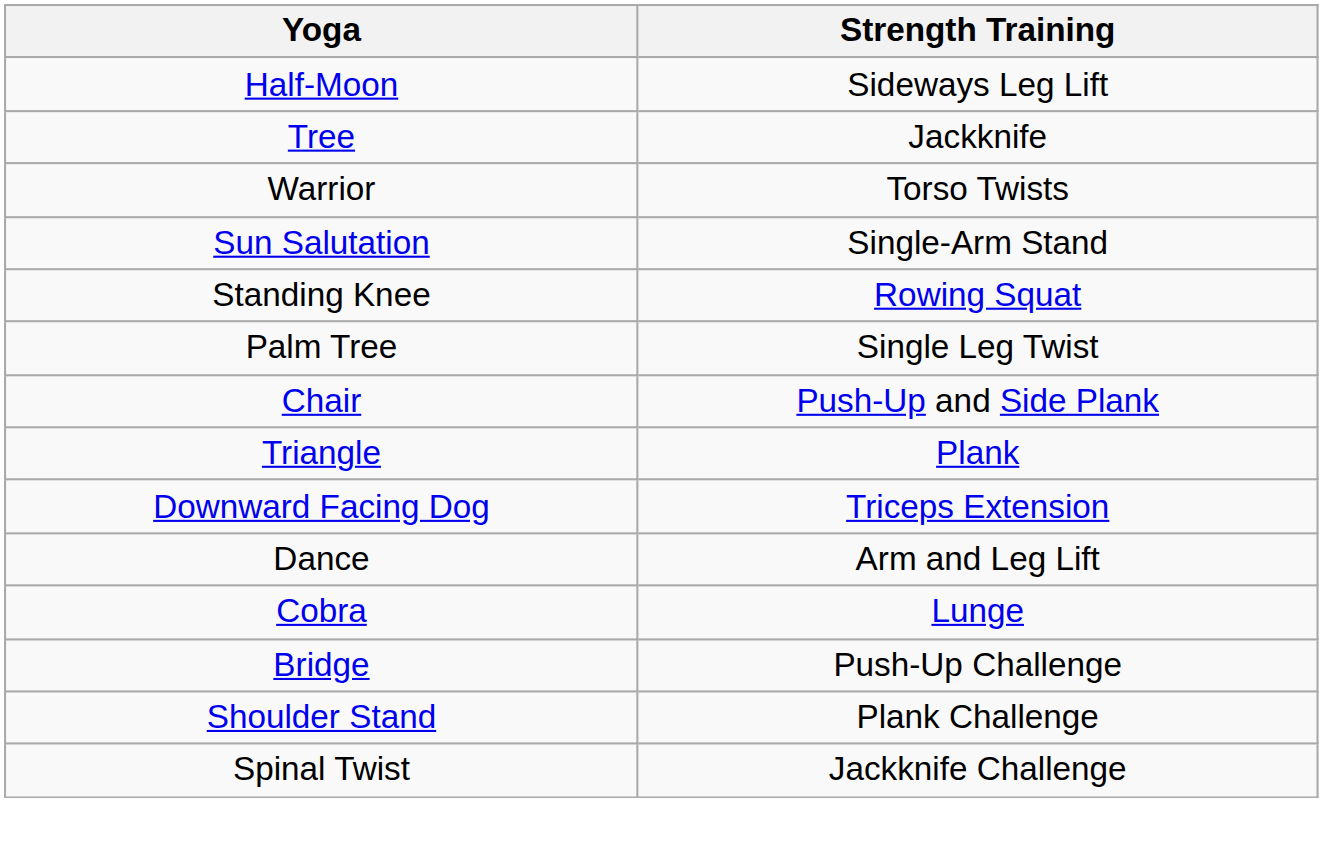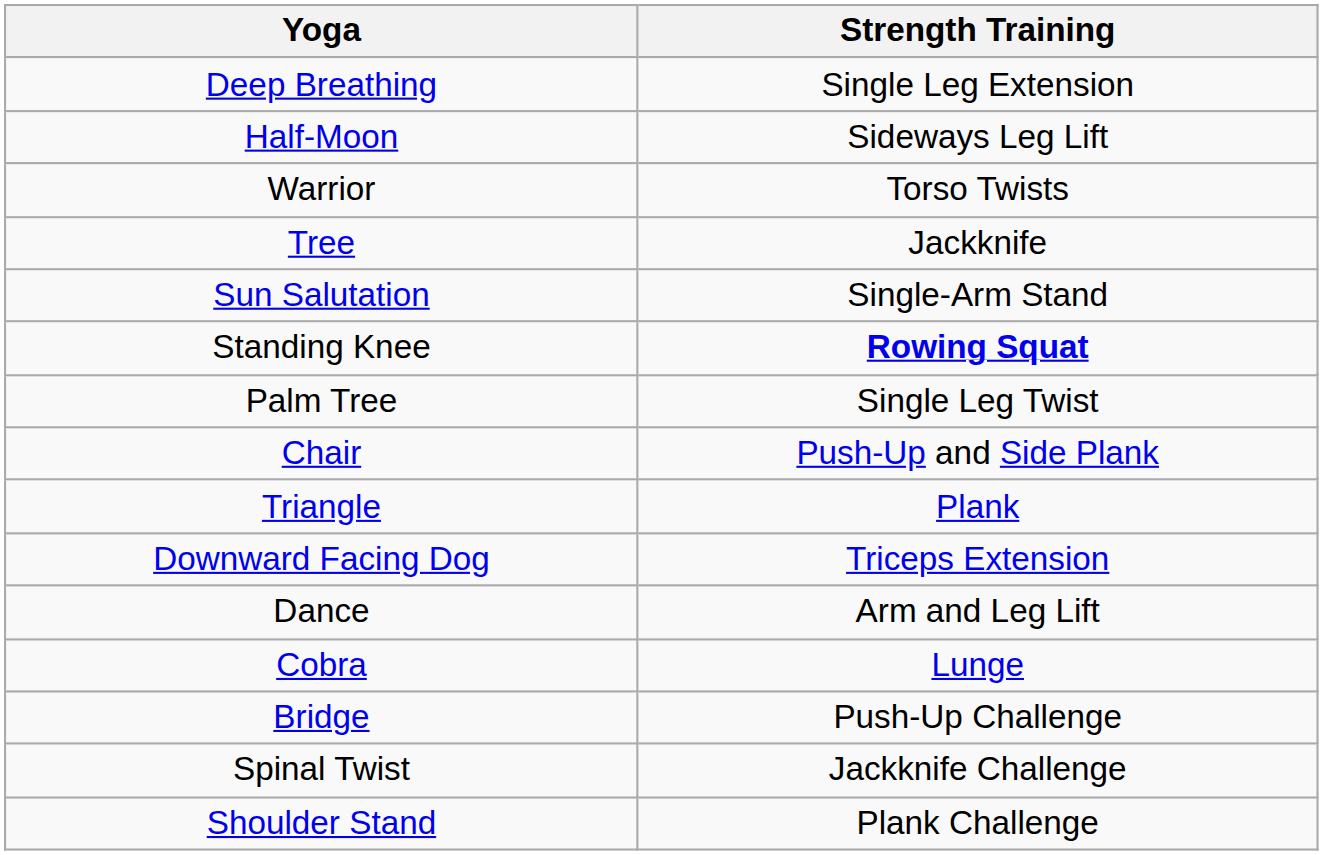+ row: (321, 83)
rows swapped: (321, 189) <-> (321, 136)
(978, 294) normal -> (978, 347) bold
rows swapped: (321, 769) <-> (321, 717)
